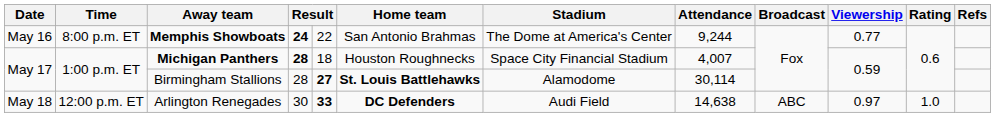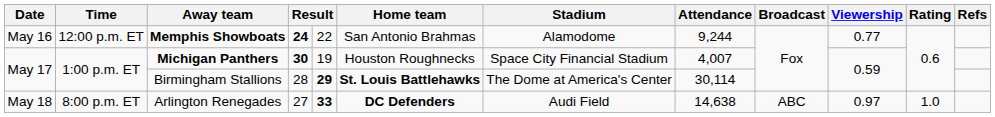(101, 36) 8:00 p.m. ET -> (101, 36) 12:00 p.m. ET
(579, 36) The Dome at America's Center -> (579, 36) Alamodome
(300, 58) 28 -> (300, 58) 30
(324, 58) 18 -> (324, 58) 19
(324, 79) 27 -> (324, 79) 29
(579, 79) Alamodome -> (579, 79) The Dome at America's Center
(101, 101) 12:00 p.m. ET -> (101, 101) 8:00 p.m. ET
(300, 101) 30 -> (300, 101) 27
